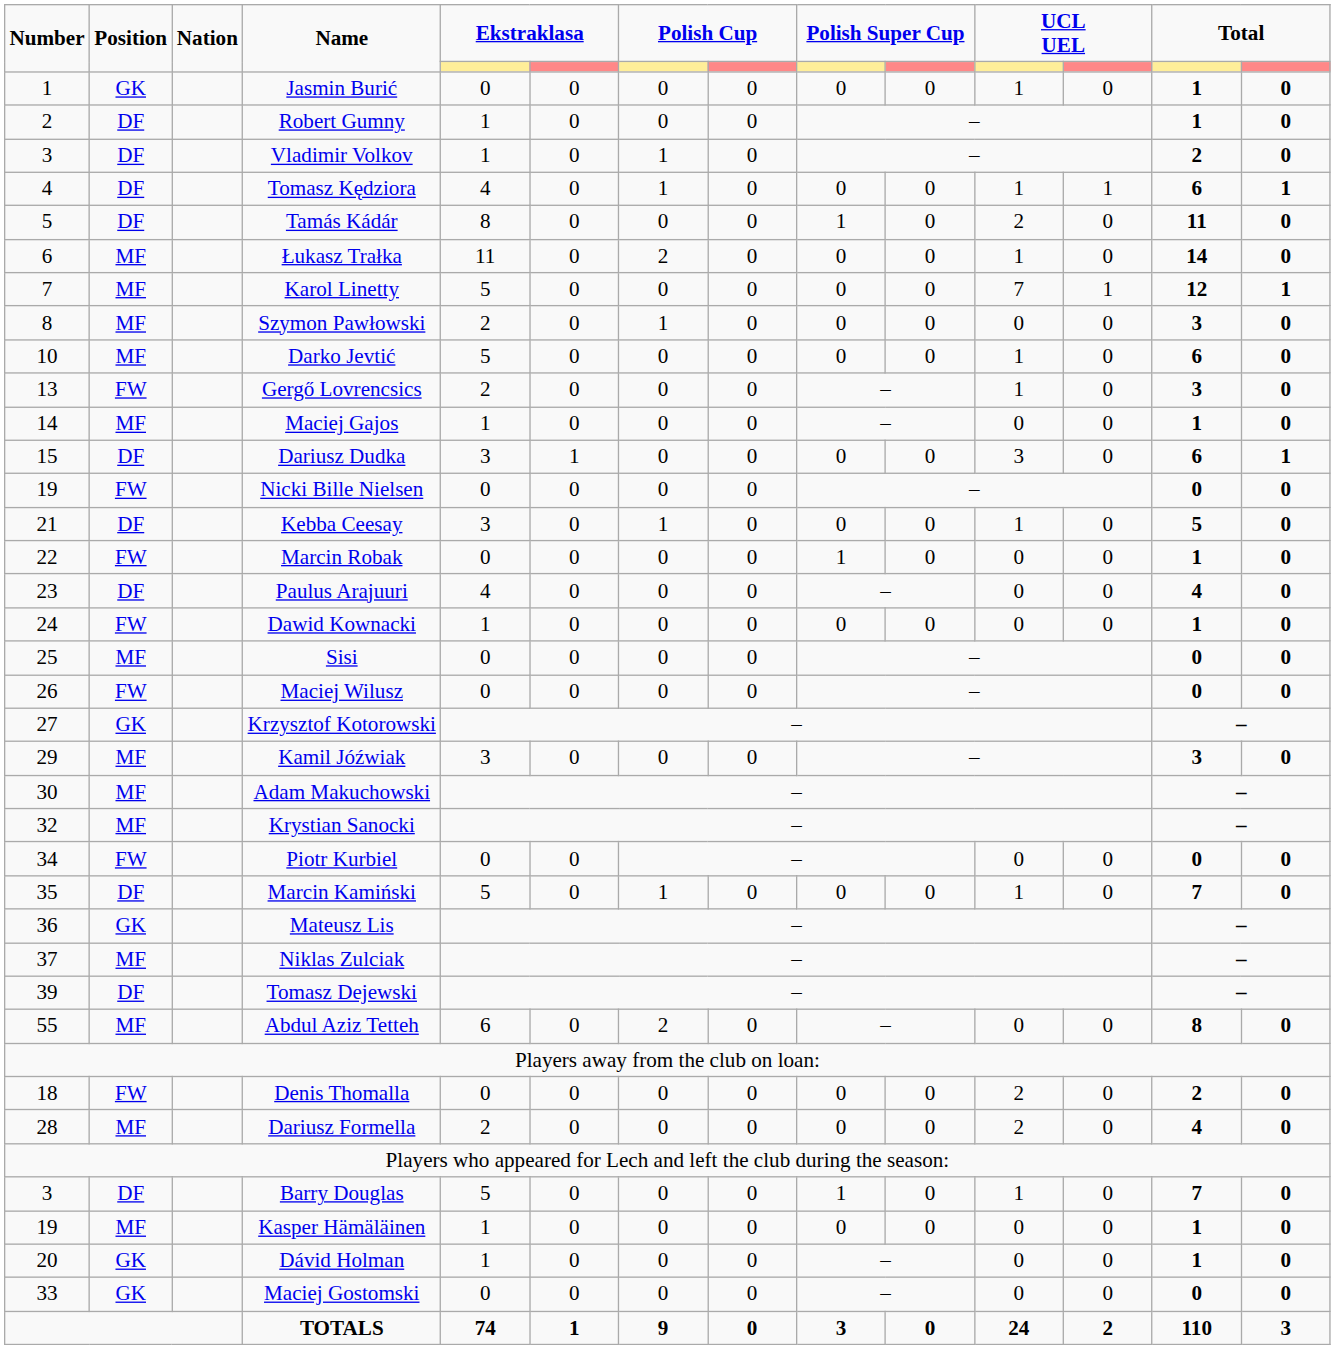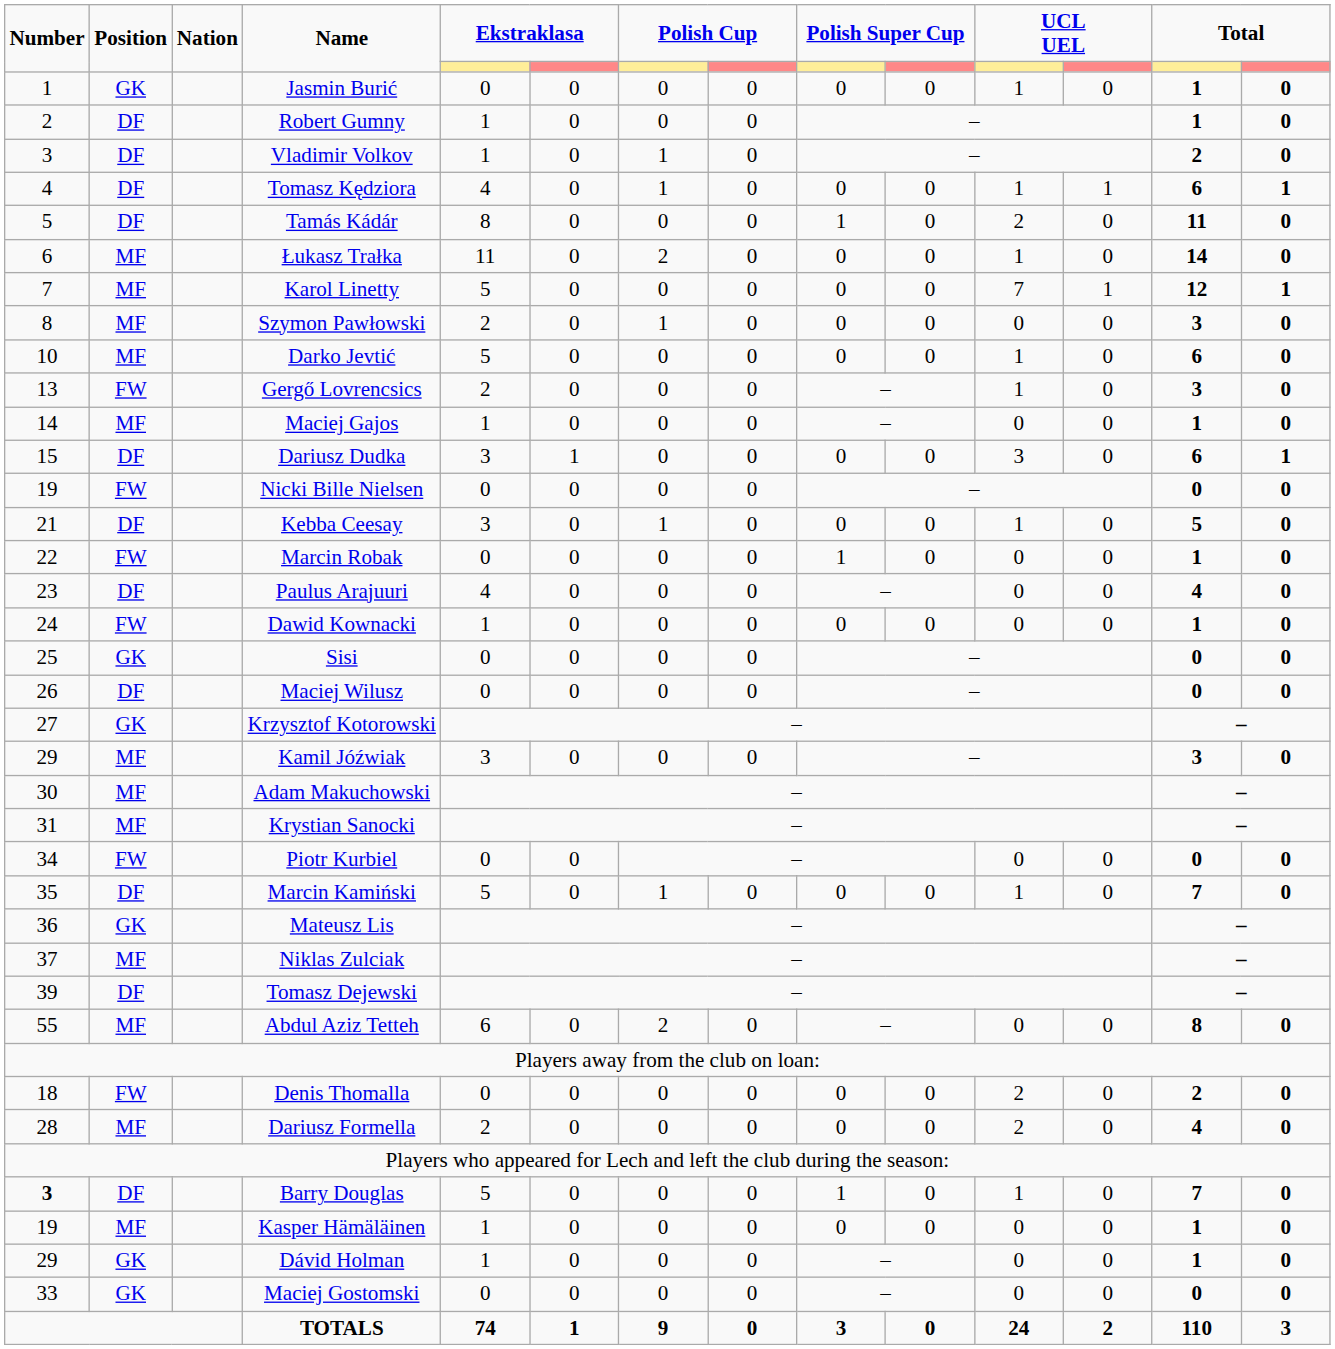(131, 657) MF -> (131, 657) GK
(131, 691) FW -> (131, 691) DF
(47, 825) 32 -> (47, 825) 31
(47, 1193) normal -> (47, 1193) bold
(47, 1260) 20 -> (47, 1260) 29
